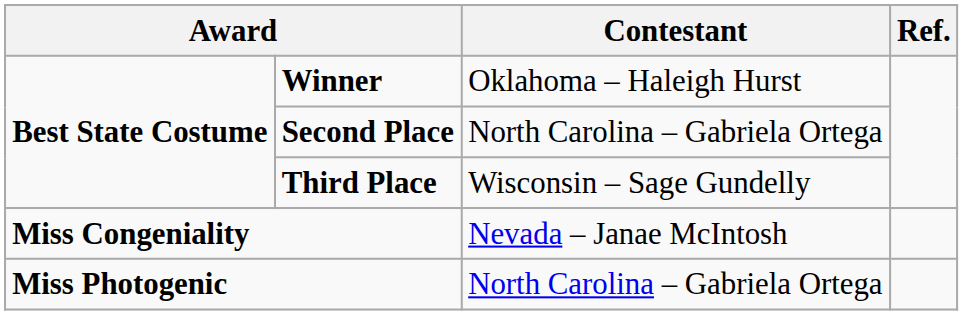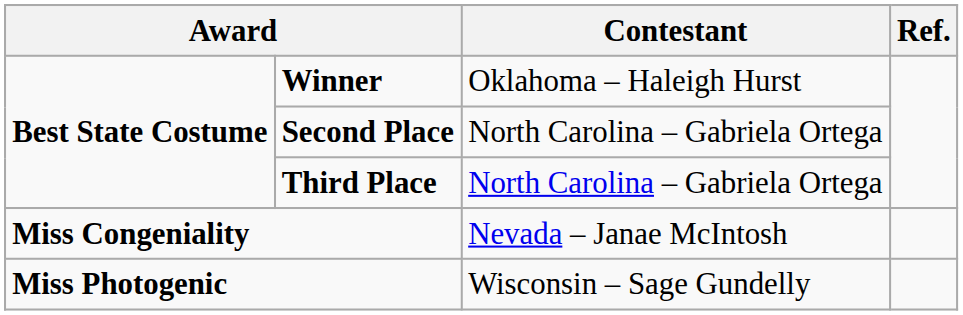(639, 182) Wisconsin – Sage Gundelly -> (675, 182) North Carolina – Gabriela Ortega
(675, 284) North Carolina – Gabriela Ortega -> (639, 284) Wisconsin – Sage Gundelly
